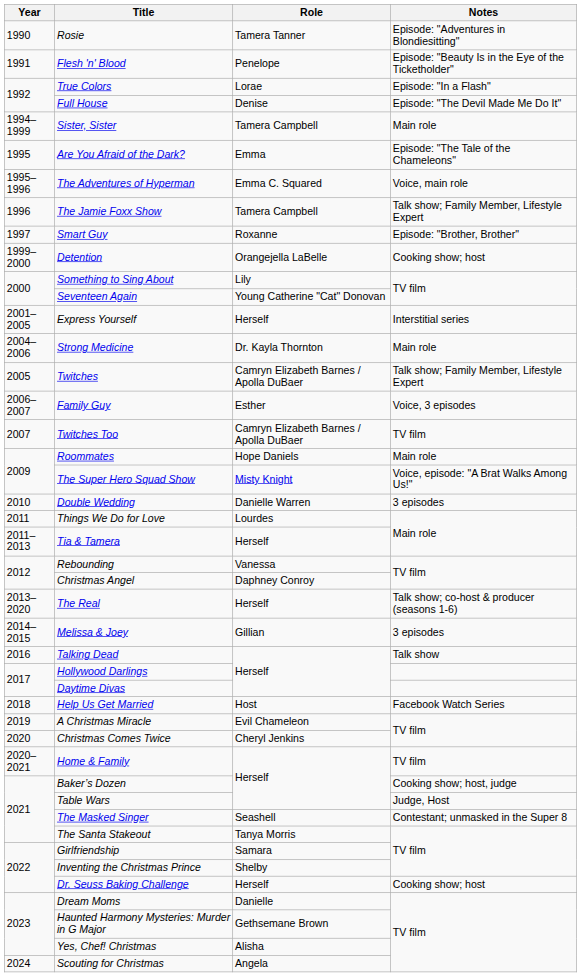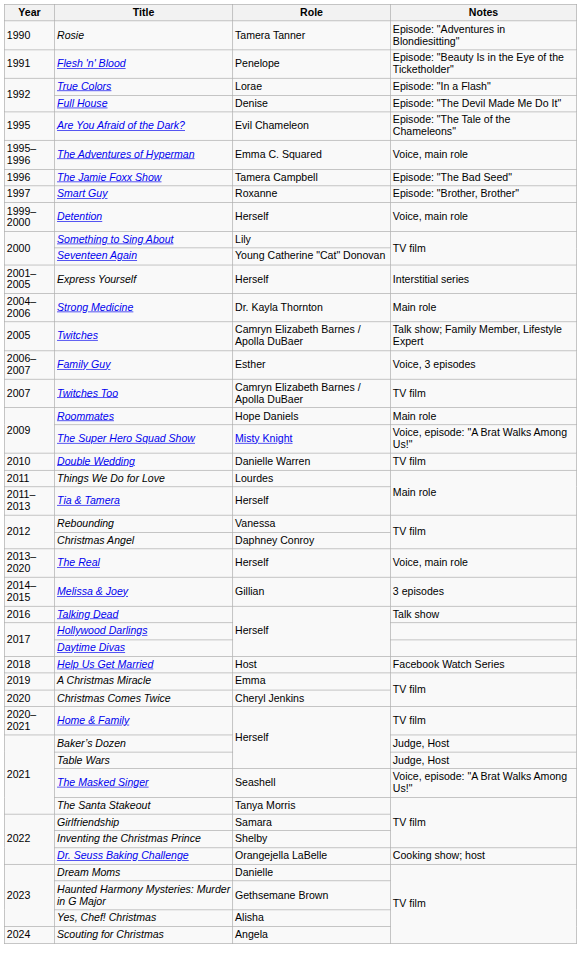- row: (87, 126)
(250, 154) Emma -> (272, 126) Evil Chameleon
(477, 212) Talk show; Family Member, Lifestyle Expert -> (452, 177) Episode: "The Bad Seed"
(281, 257) Orangejella LaBelle -> (252, 217) Herself
(439, 257) Cooking show; host -> (430, 217) Voice, main role
(418, 502) 3 episodes -> (409, 461) TV film
(464, 603) Talk show; co-host & producer (seasons 1-6) -> (430, 563) Voice, main role
(272, 722) Evil Chameleon -> (250, 681) Emma
(455, 784) Cooking show; host, judge -> (421, 743) Judge, Host
(480, 817) Contestant; unmasked in the Super 8 -> (480, 783) Voice, episode: "A Brat Walks Among Us!"
(252, 884) Herself -> (281, 856) Orangejella LaBelle
